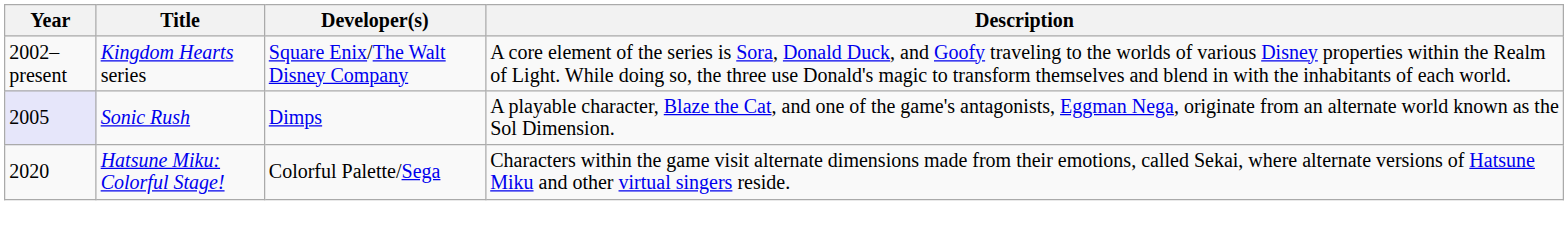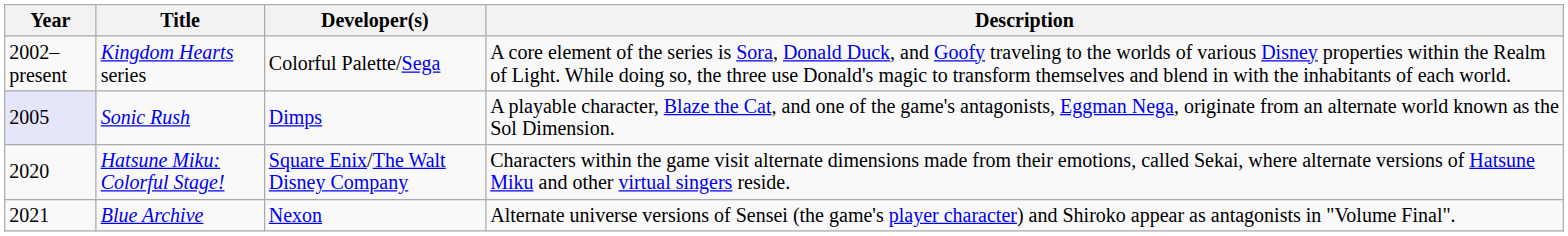(357, 63) Square Enix/The Walt Disney Company -> (355, 63) Colorful Palette/Sega
(355, 171) Colorful Palette/Sega -> (357, 171) Square Enix/The Walt Disney Company
+ row: (152, 214)
